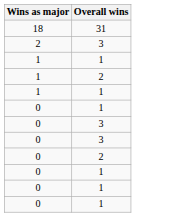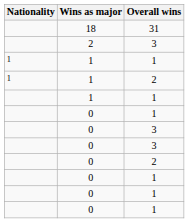+ column: (31, 12)
